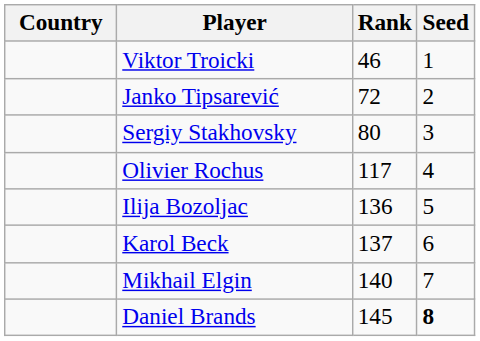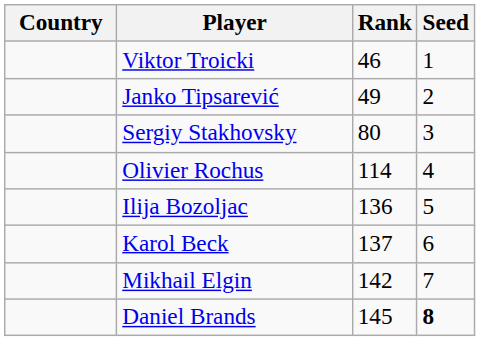(369, 96) 72 -> (369, 96) 49
(375, 170) 117 -> (375, 170) 114
(375, 280) 140 -> (375, 280) 142
